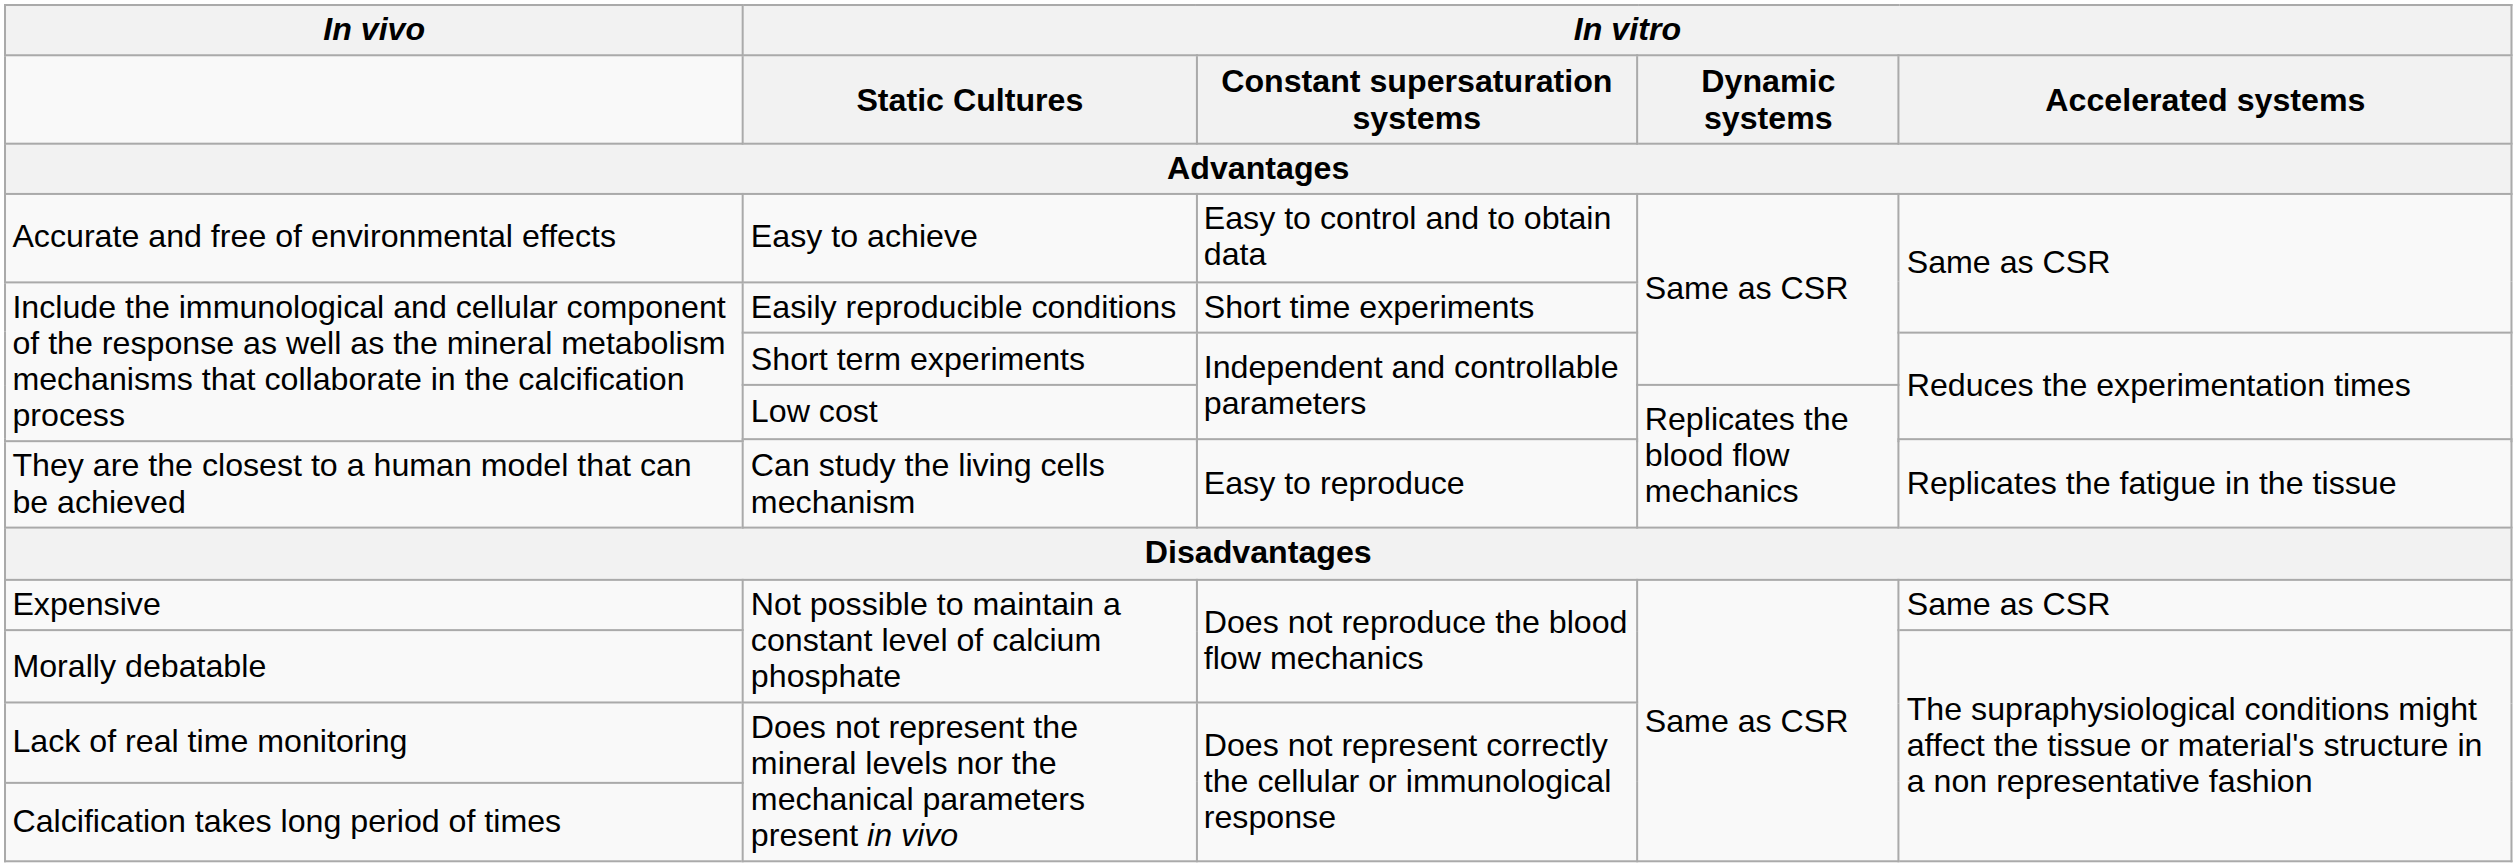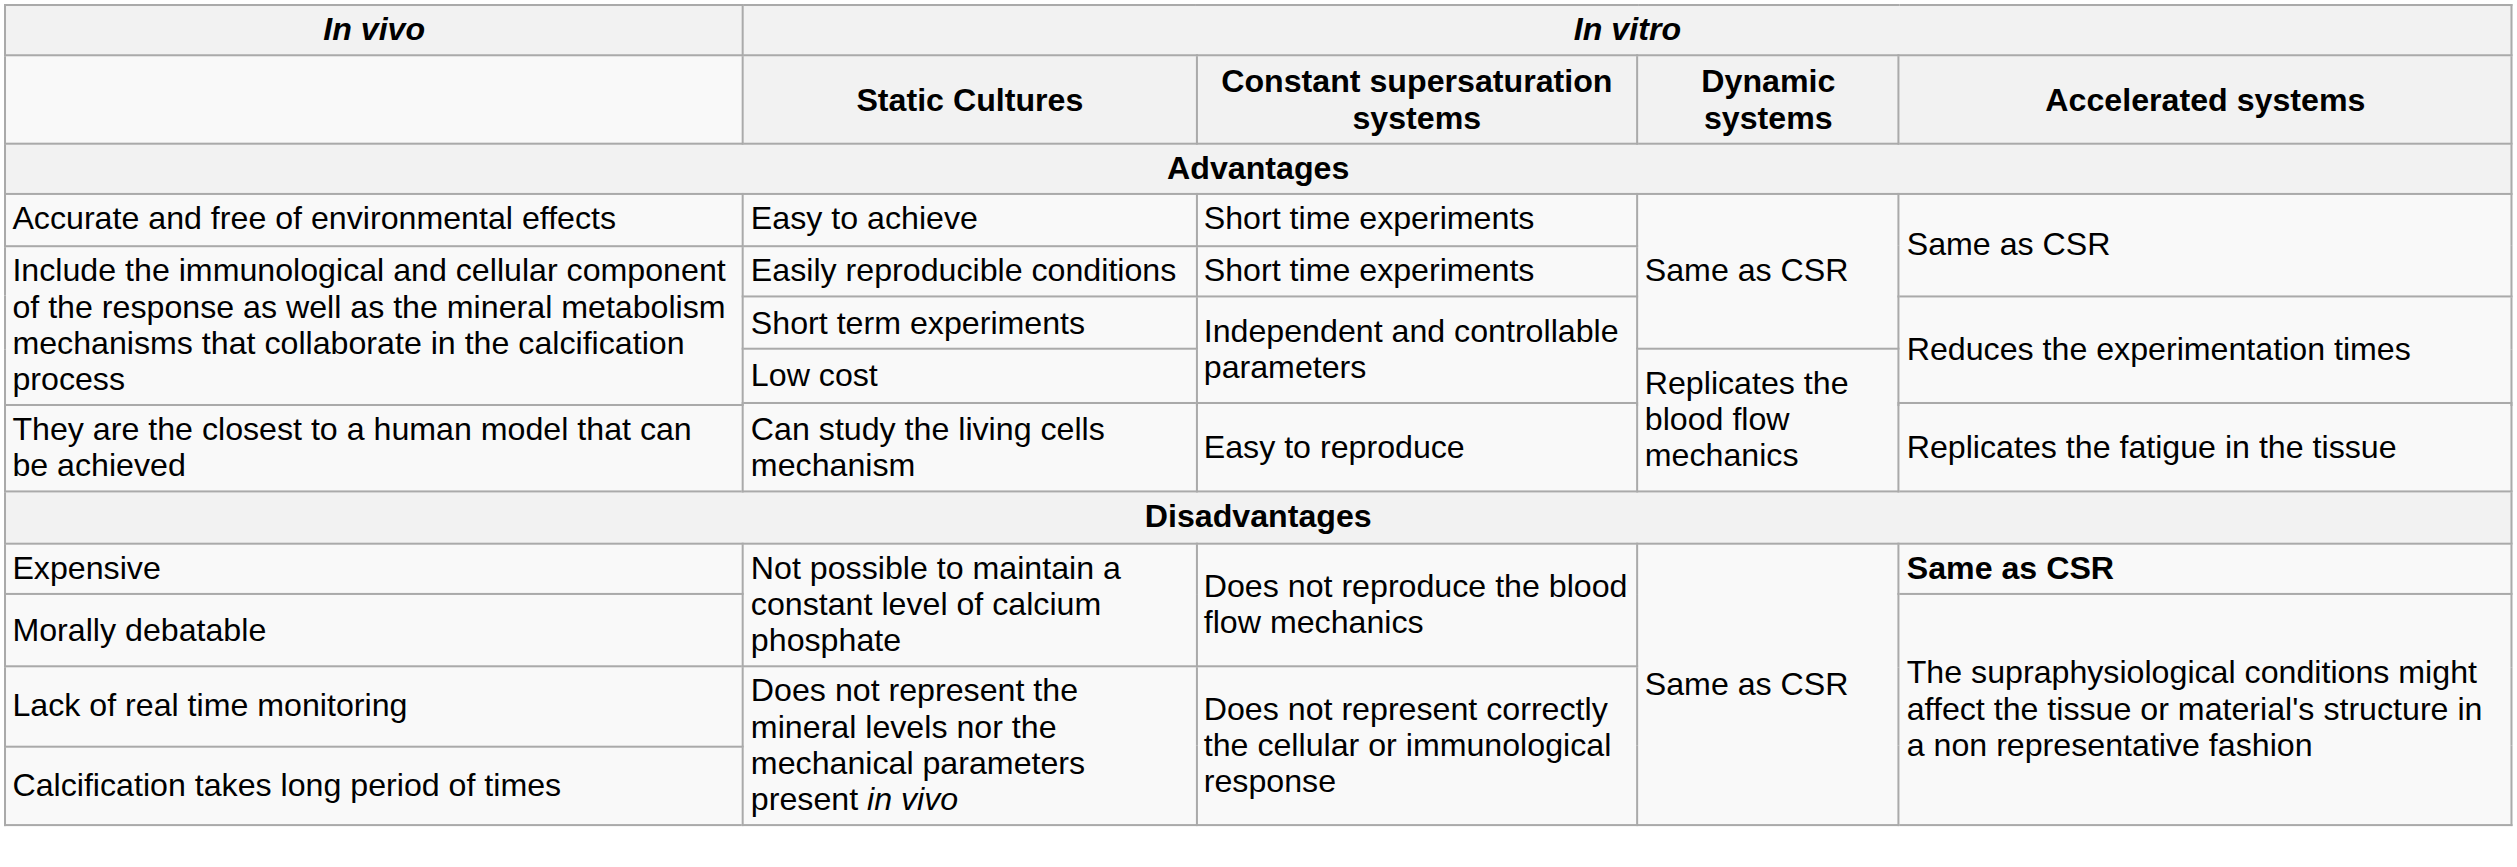(1408, 237) Easy to control and to obtain data -> (1369, 219) Short time experiments
(2009, 604) normal -> (2010, 567) bold
